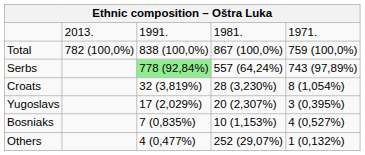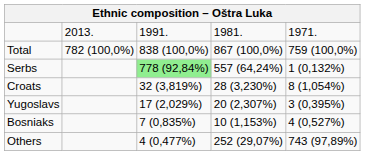(323, 68) 743 (97,89%) -> (316, 68) 1 (0,132%)
(316, 141) 1 (0,132%) -> (323, 141) 743 (97,89%)
